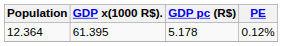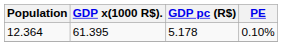(258, 32) 0.12% -> (258, 32) 0.10%
